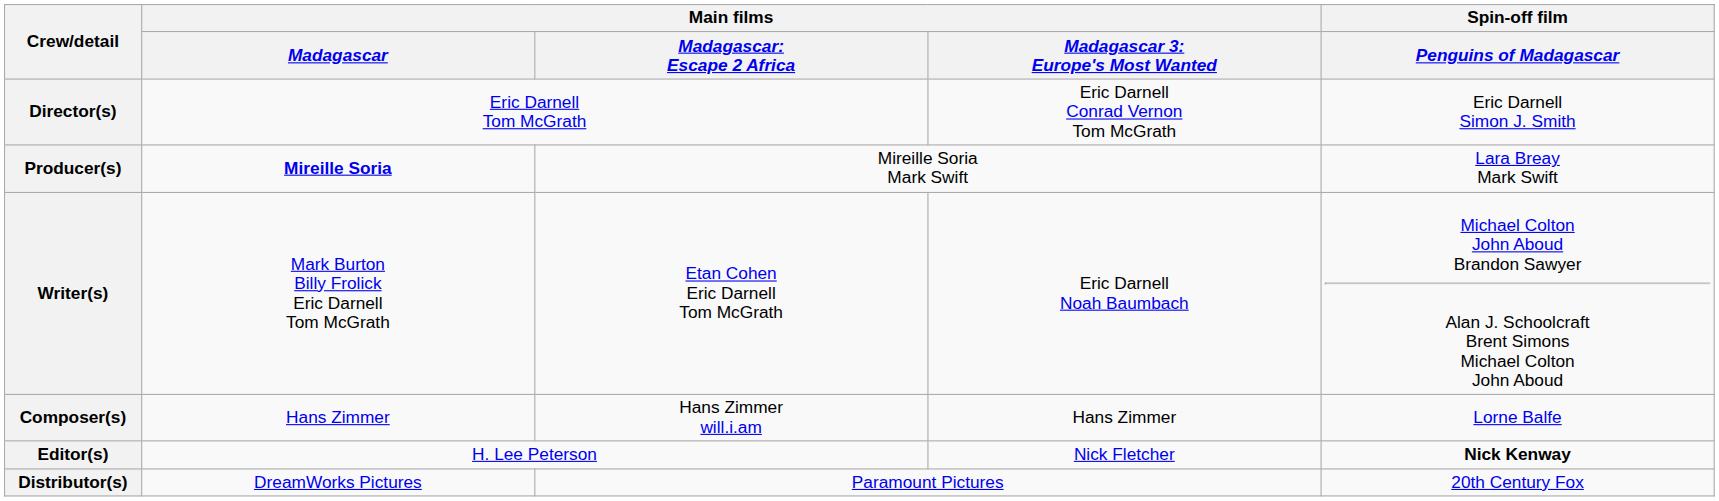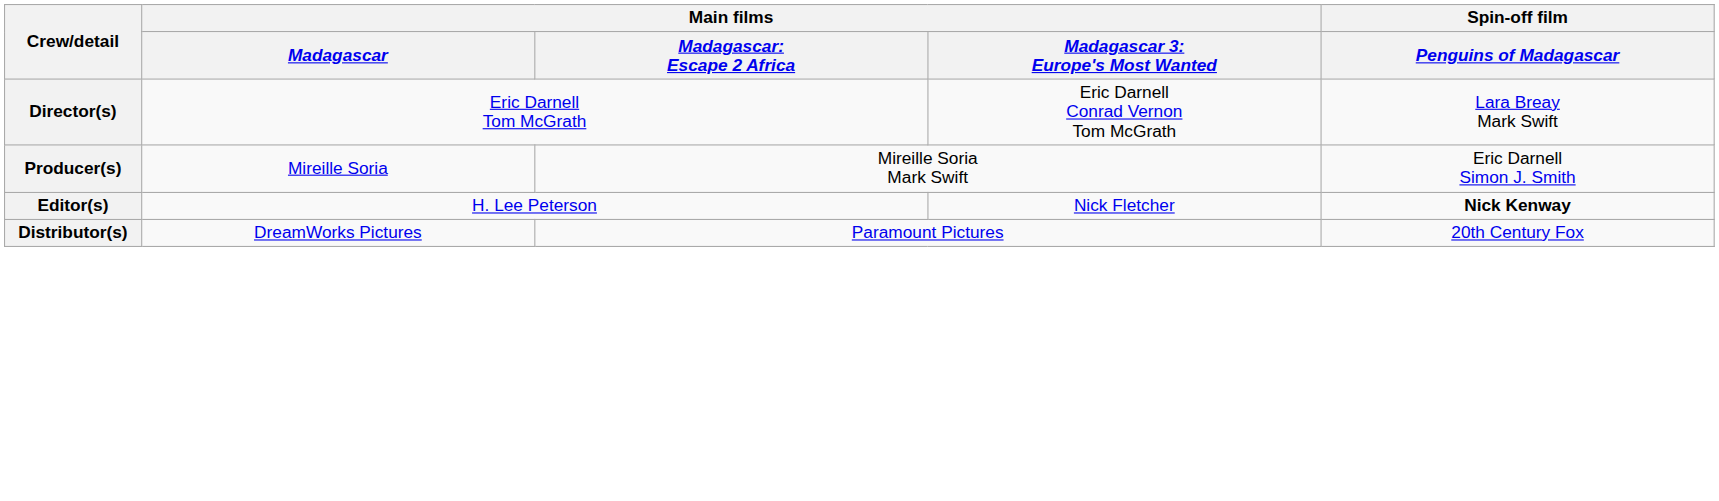(1518, 111) Eric Darnell Simon J. Smith -> (1518, 111) Lara Breay Mark Swift
(338, 168) bold -> (338, 168) normal
(1518, 168) Lara Breay Mark Swift -> (1518, 168) Eric Darnell Simon J. Smith
- row: (73, 293)
- row: (73, 417)
